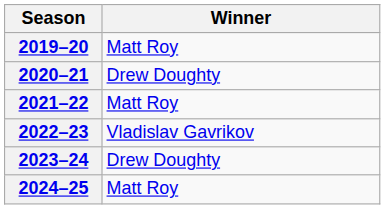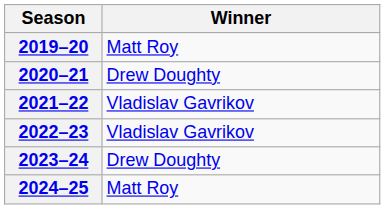(142, 103) Matt Roy -> (180, 103) Vladislav Gavrikov
